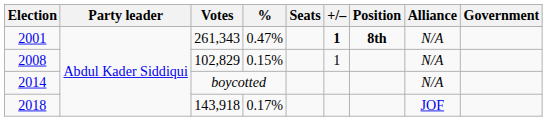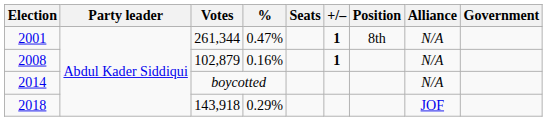(217, 37) 261,343 -> (217, 37) 261,344
(377, 37) bold -> (377, 37) normal
(217, 60) 102,829 -> (217, 60) 102,879
(265, 60) 0.15% -> (265, 60) 0.16%
(337, 60) normal -> (337, 60) bold
(265, 104) 0.17% -> (265, 104) 0.29%
